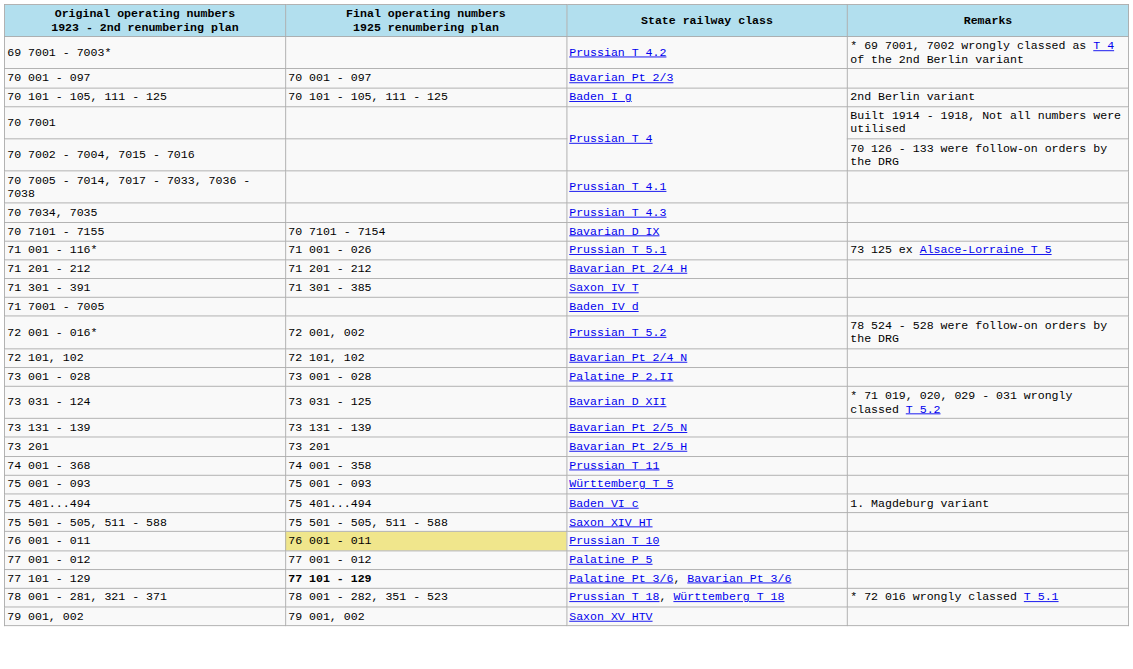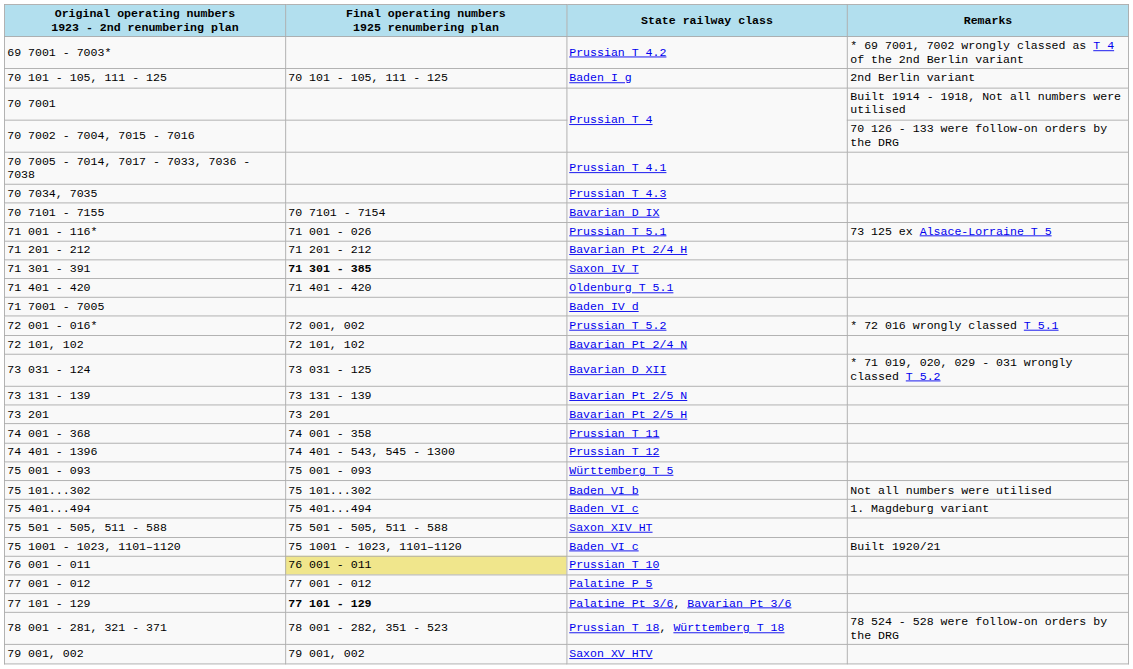- row: (49, 78)
(330, 288) normal -> (330, 269) bold
+ row: (49, 288)
(979, 332) 78 524 - 528 were follow-on orders by the DRG -> (954, 326) * 72 016 wrongly classed T 5.1
- row: (49, 377)
+ row: (52, 452)
+ row: (49, 490)
+ row: (94, 547)
(954, 598) * 72 016 wrongly classed T 5.1 -> (979, 629) 78 524 - 528 were follow-on orders by the DRG
